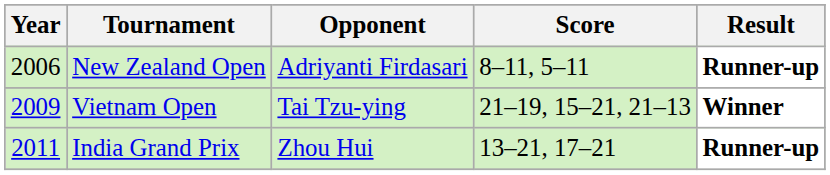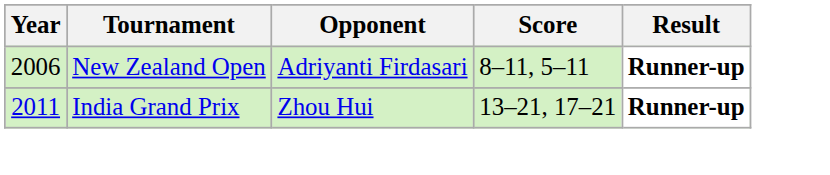- row: (144, 107)
